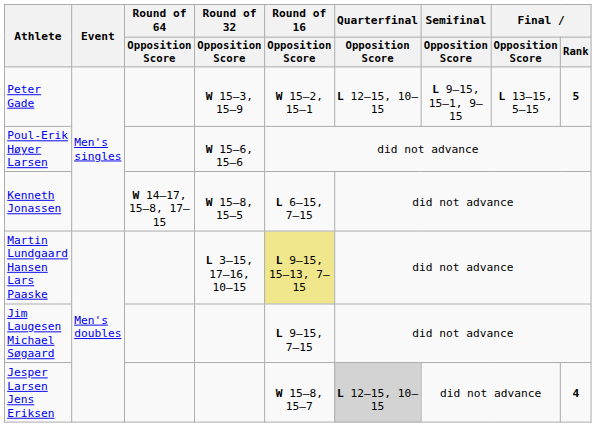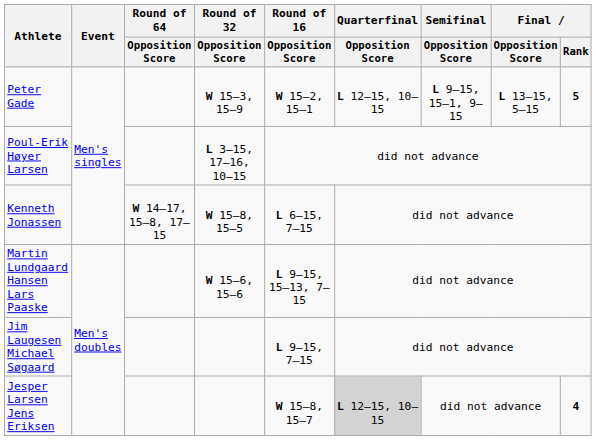(229, 155) W 15–6, 15–6 -> (229, 162) L 3–15, 17–16, 10–15
(229, 274) L 3–15, 17–16, 10–15 -> (229, 287) W 15–6, 15–6
(299, 274) khaki background -> (299, 287) no background
